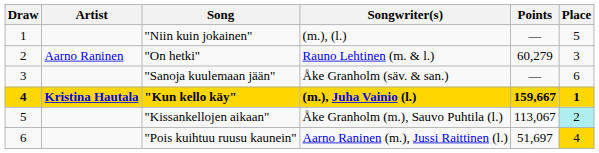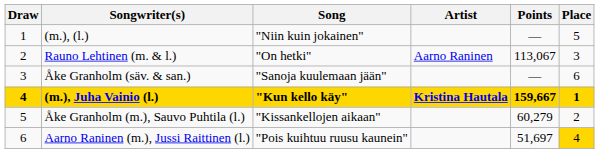columns swapped: (92, 14) <-> (405, 14)
(535, 55) 60,279 -> (535, 55) 113,067
(535, 117) 113,067 -> (535, 117) 60,279
(577, 117) paleturquoise background -> (577, 117) no background
